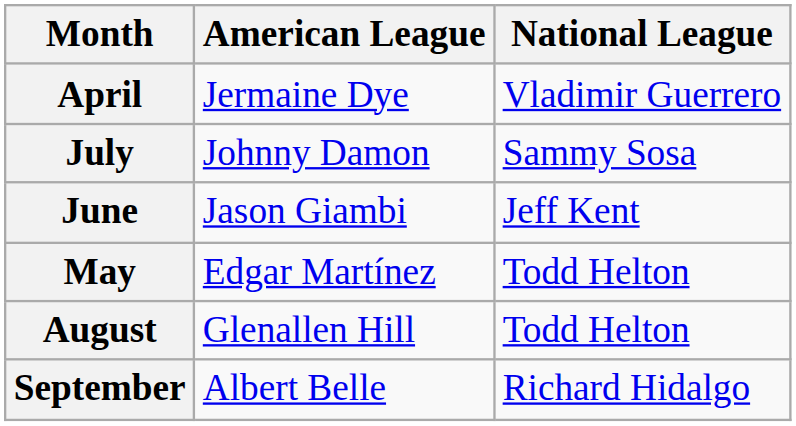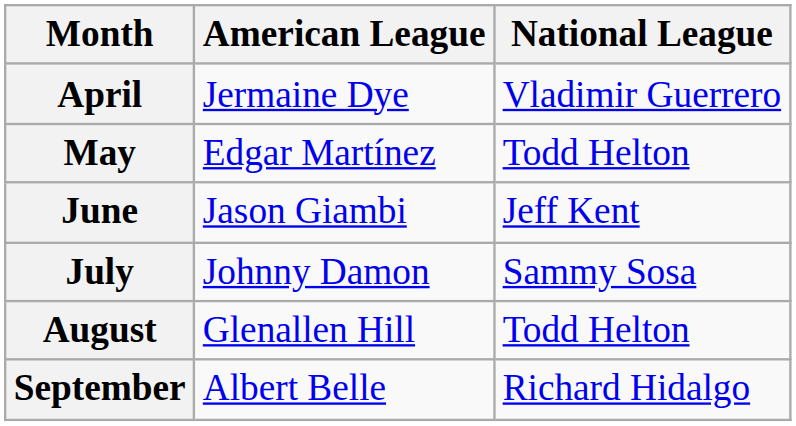rows swapped: (100, 270) <-> (100, 152)
